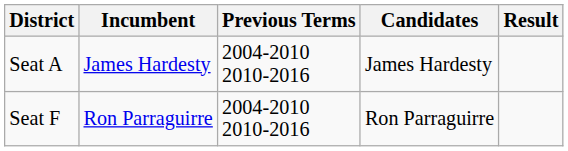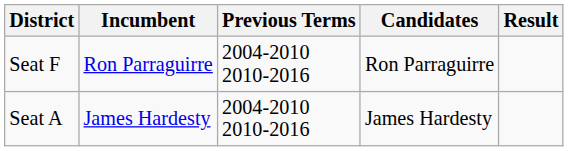rows swapped: (36, 63) <-> (35, 118)
